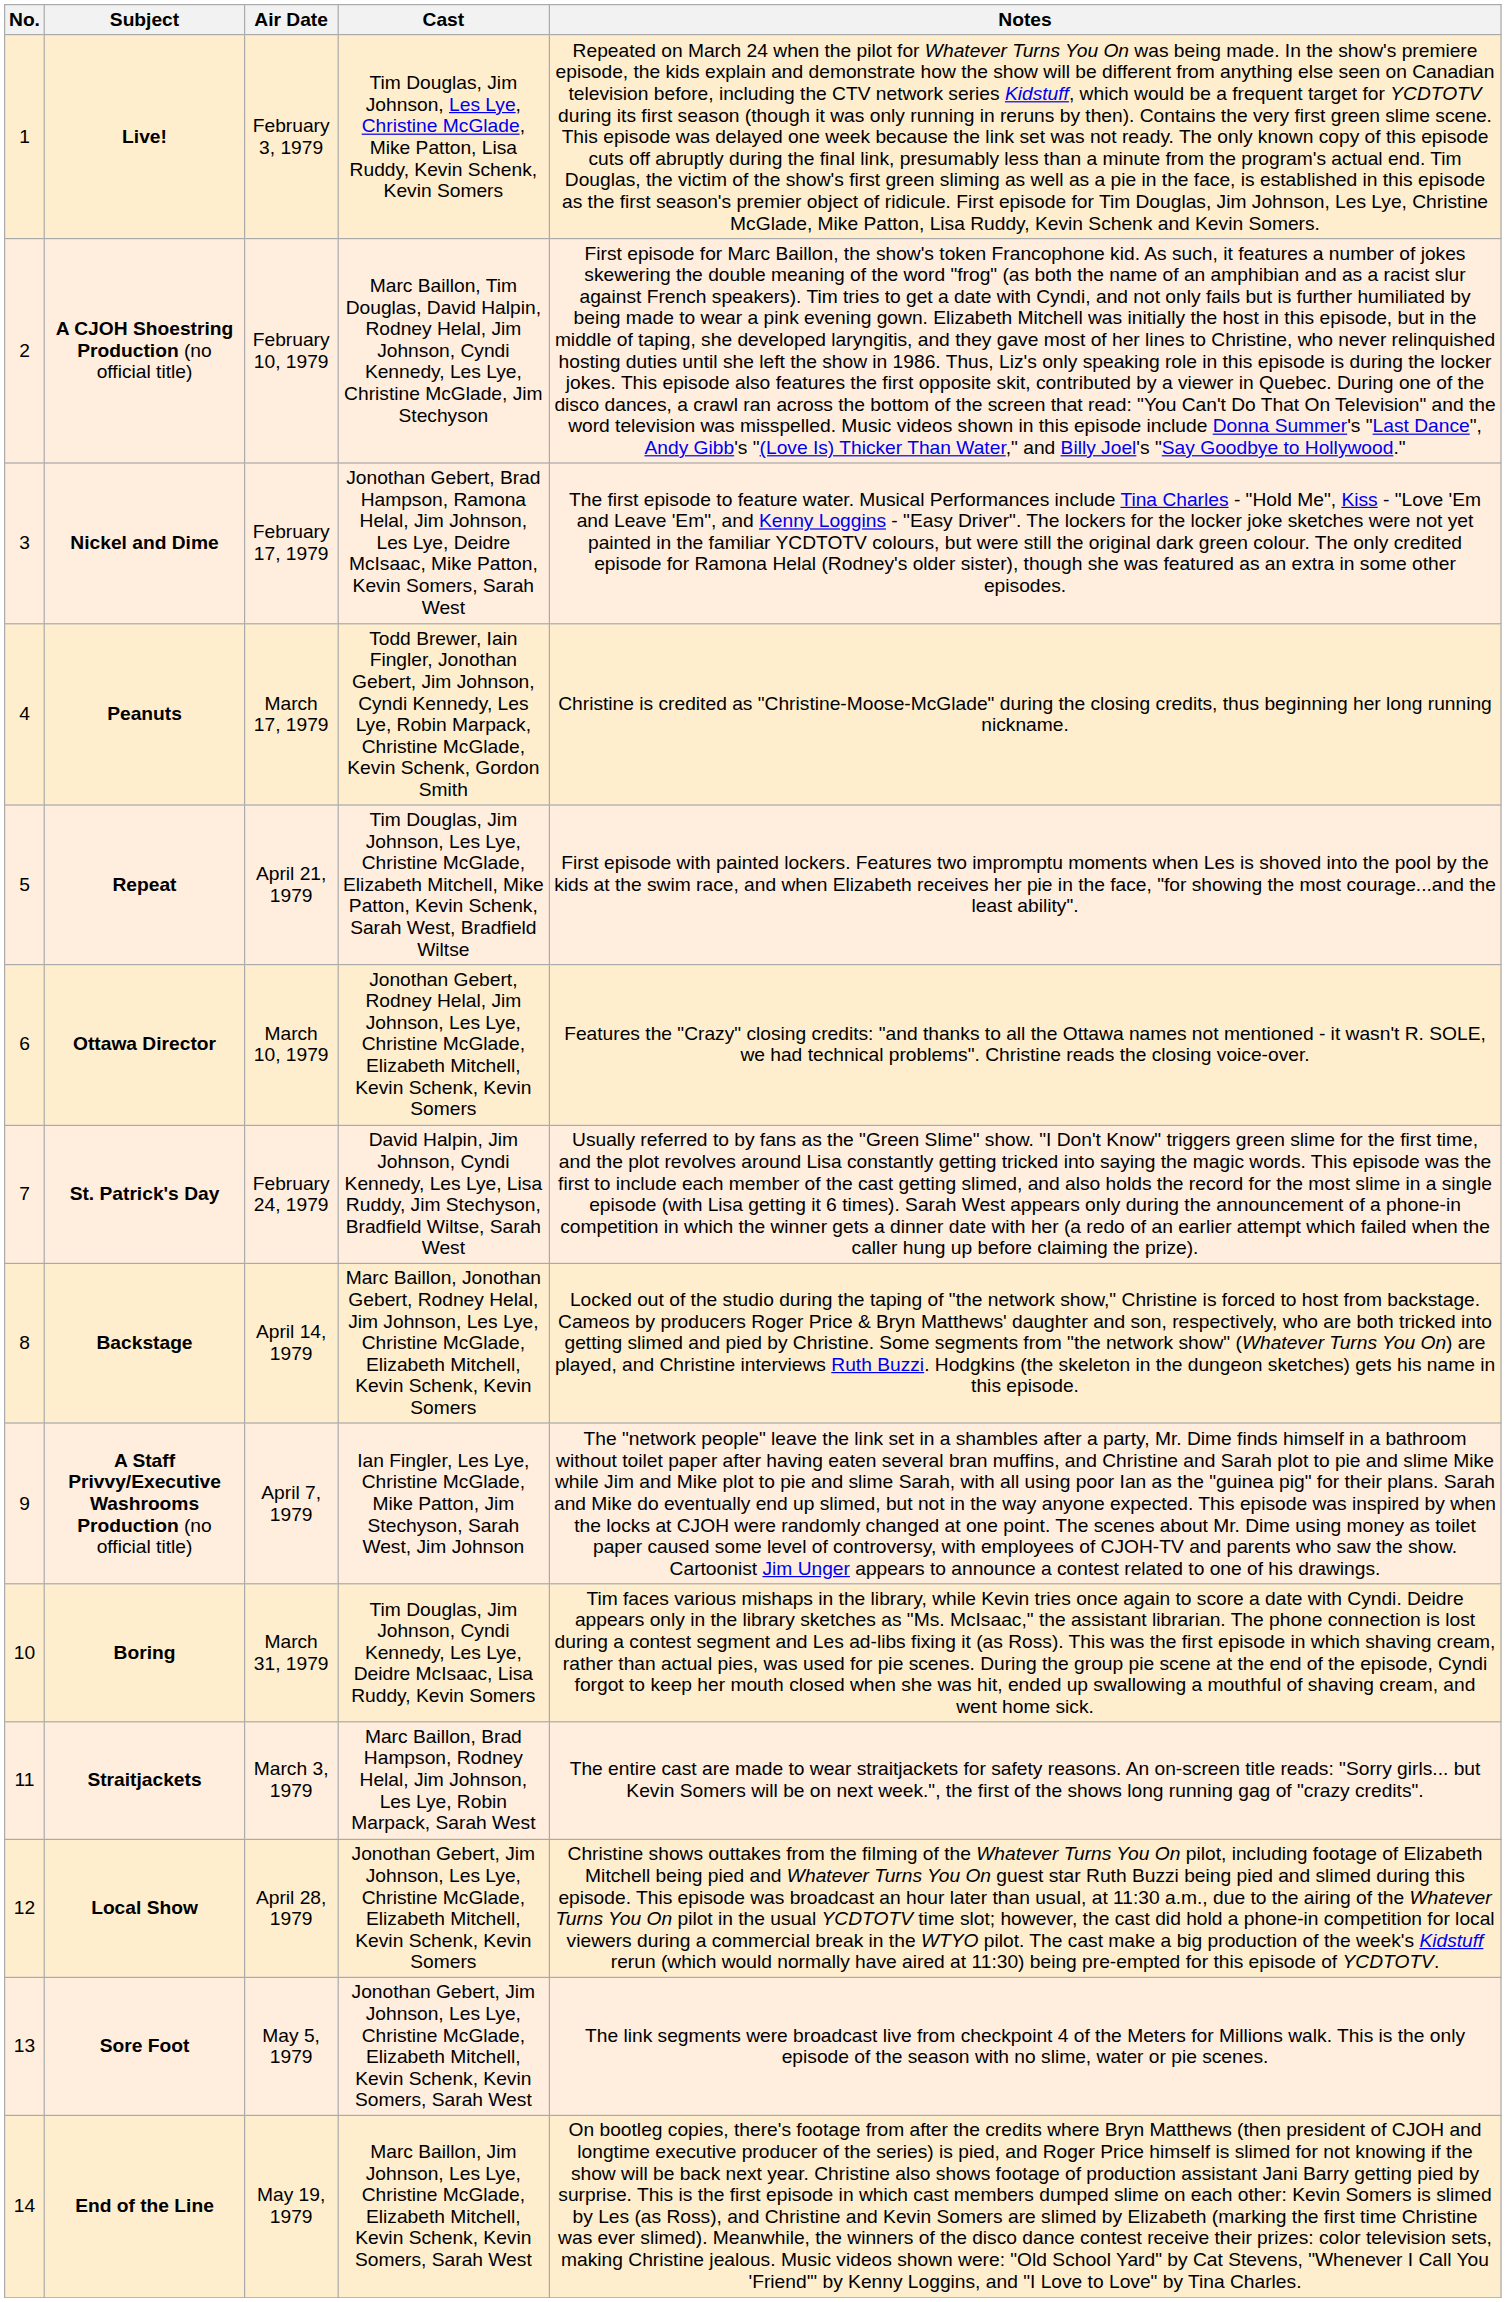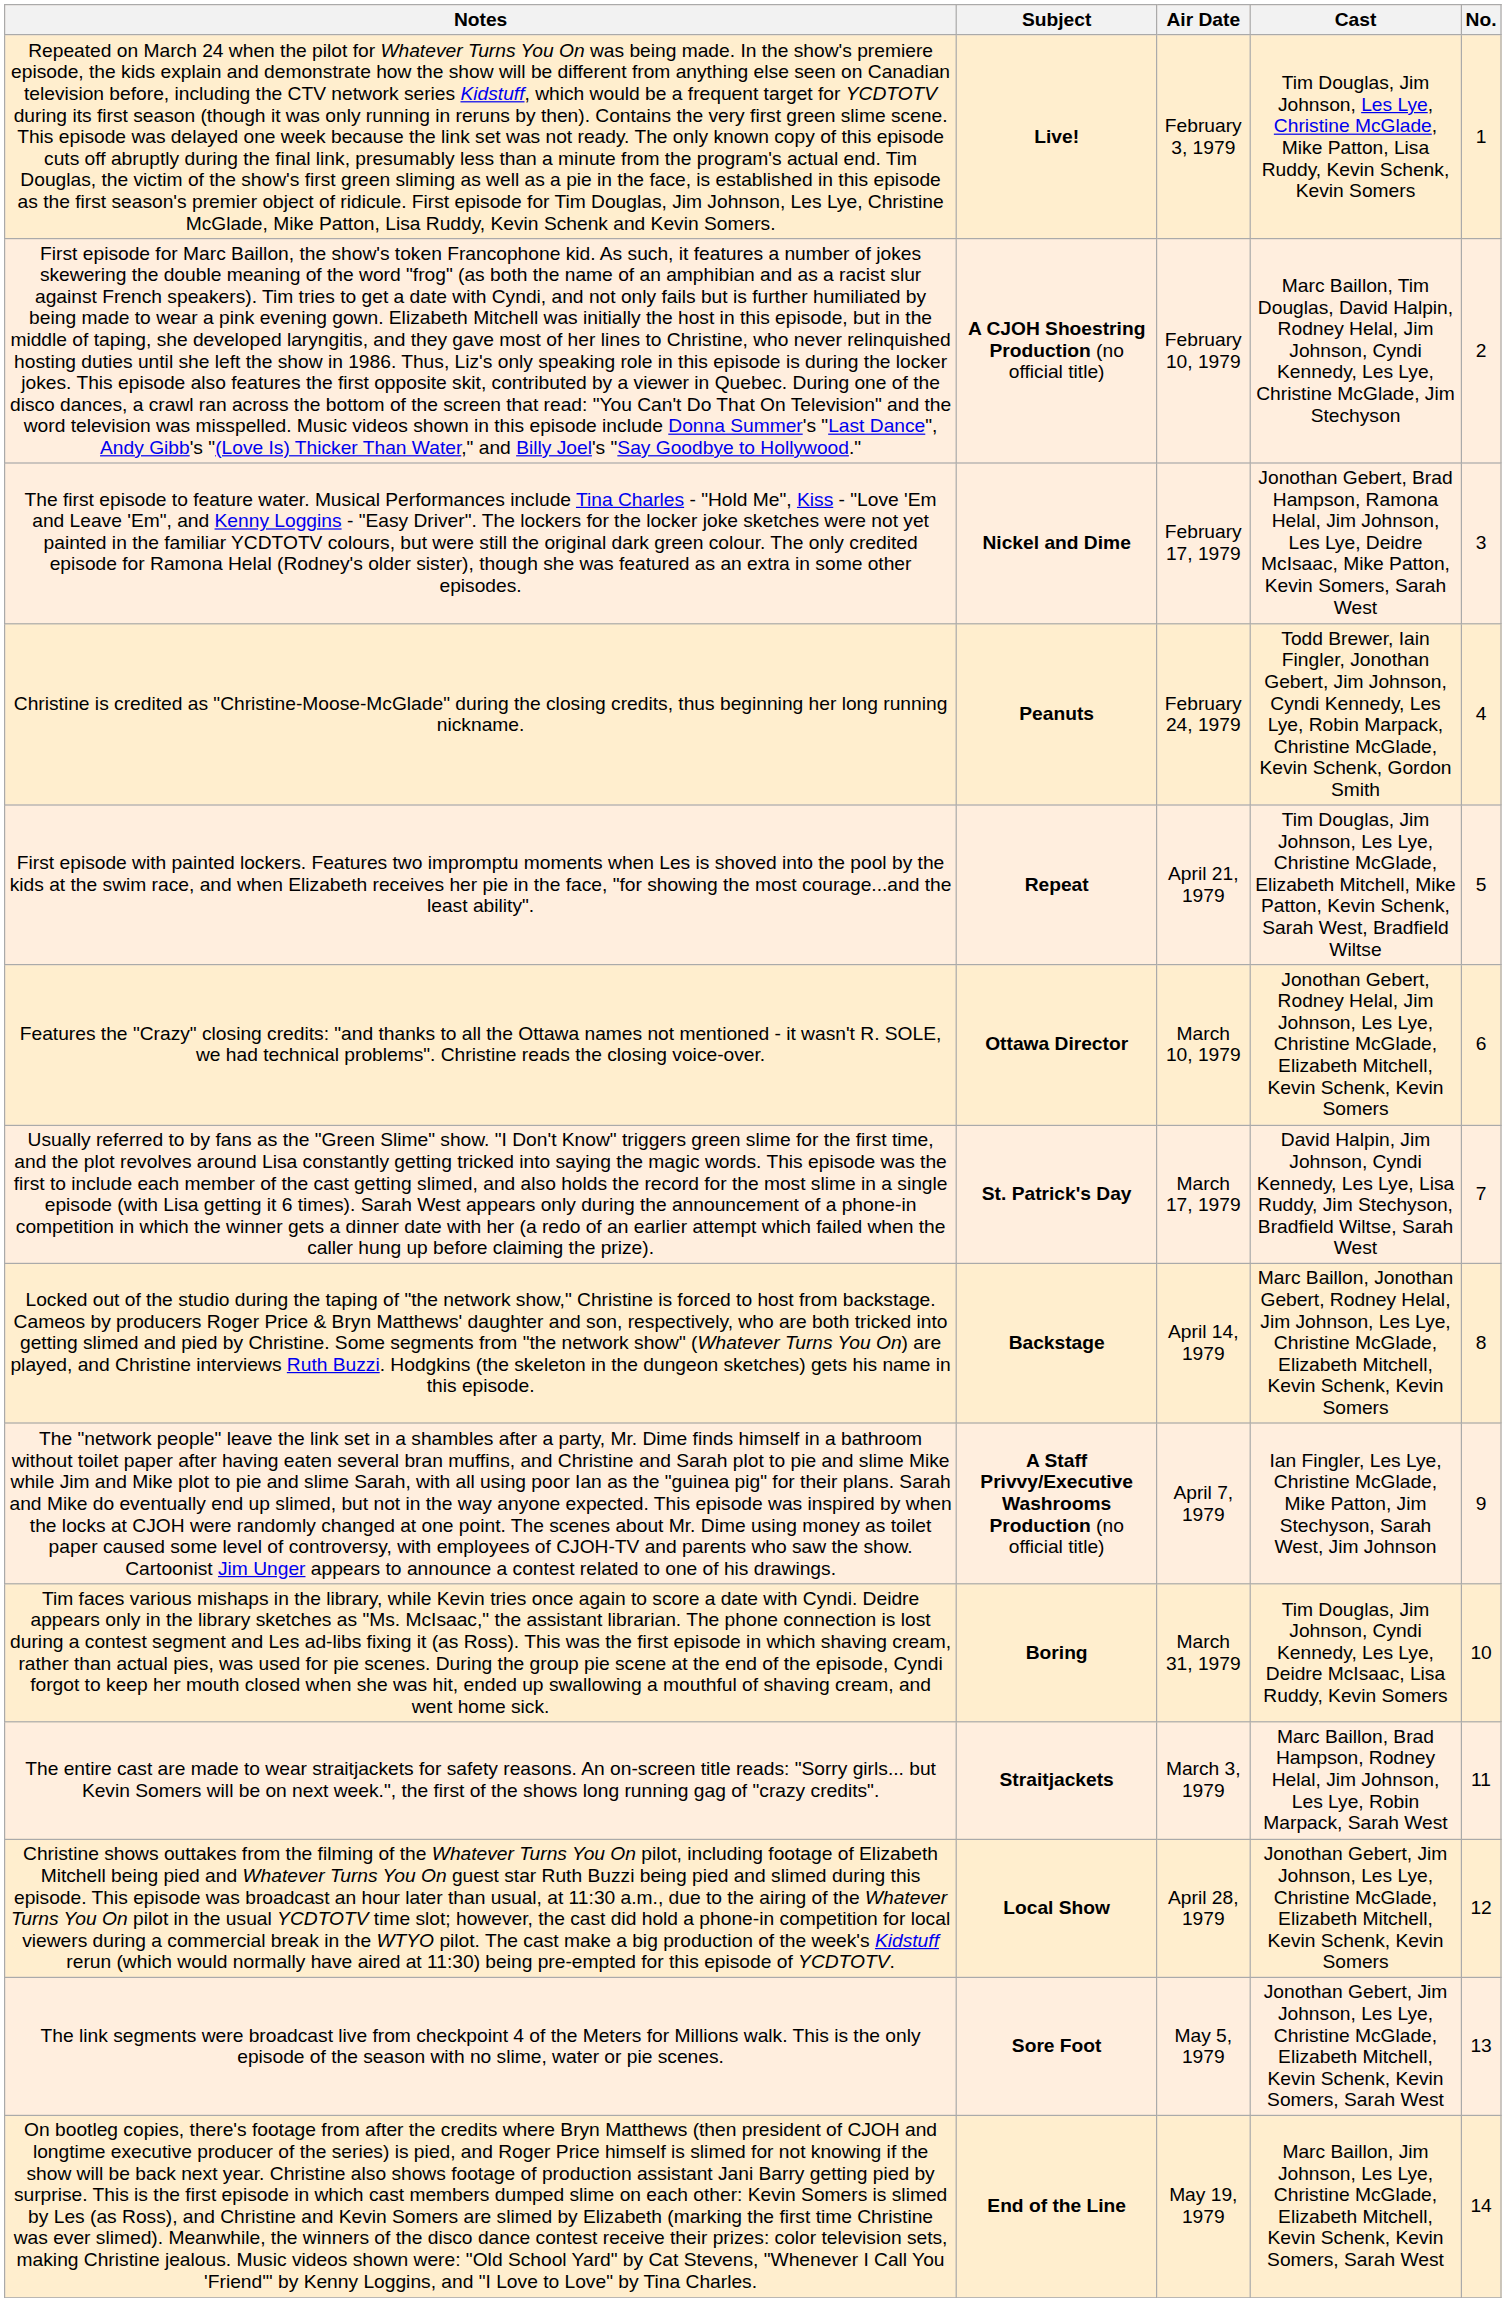columns swapped: (24, 19) <-> (1025, 19)
(291, 713) March 17, 1979 -> (1203, 713) February 24, 1979
(291, 1194) February 24, 1979 -> (1203, 1194) March 17, 1979
